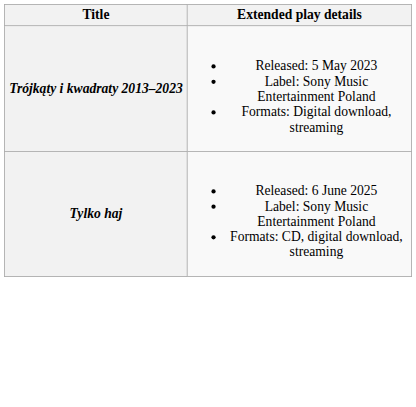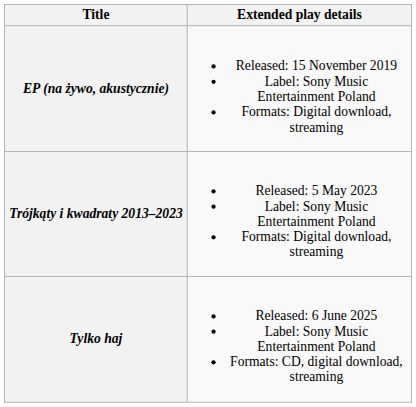+ row: (96, 88)
